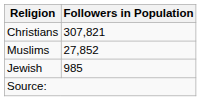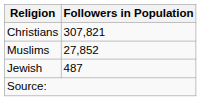(73, 68) 985 -> (73, 68) 487
